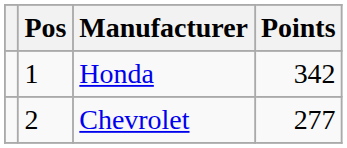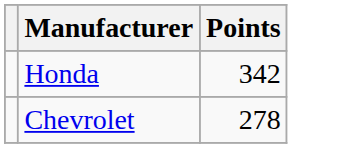- column: (45, 27)
(315, 119) 277 -> (260, 119) 278
